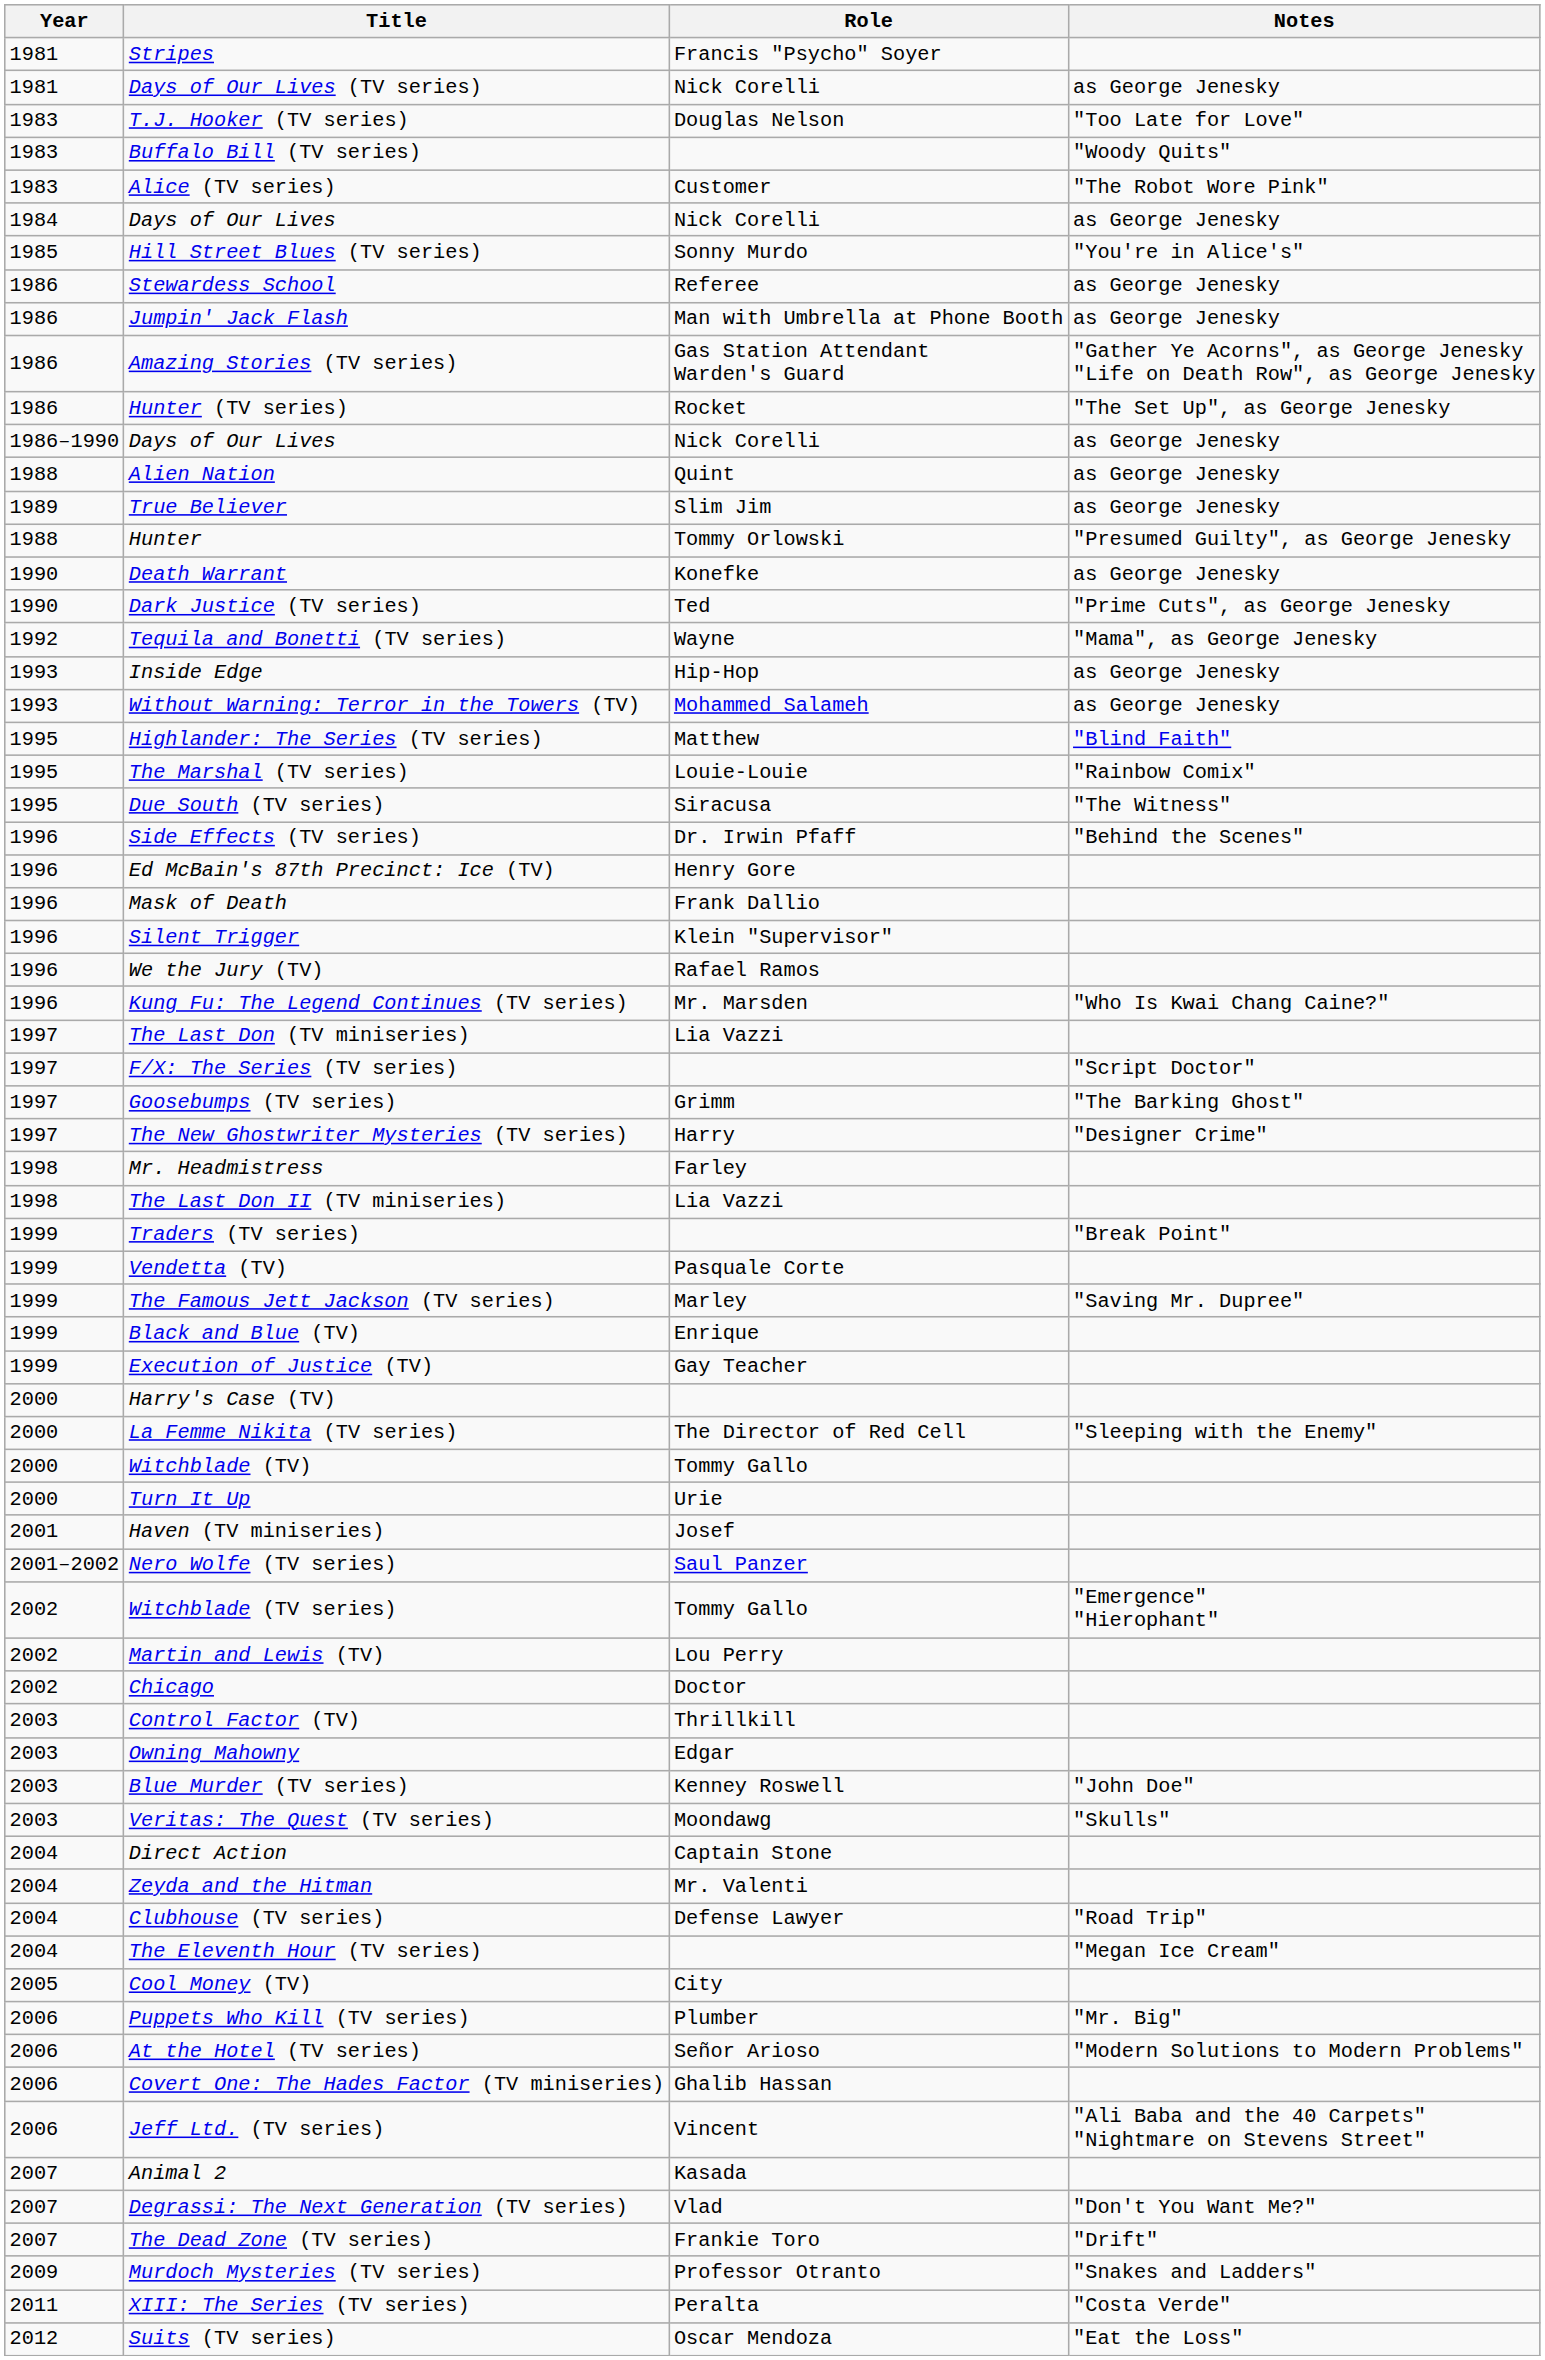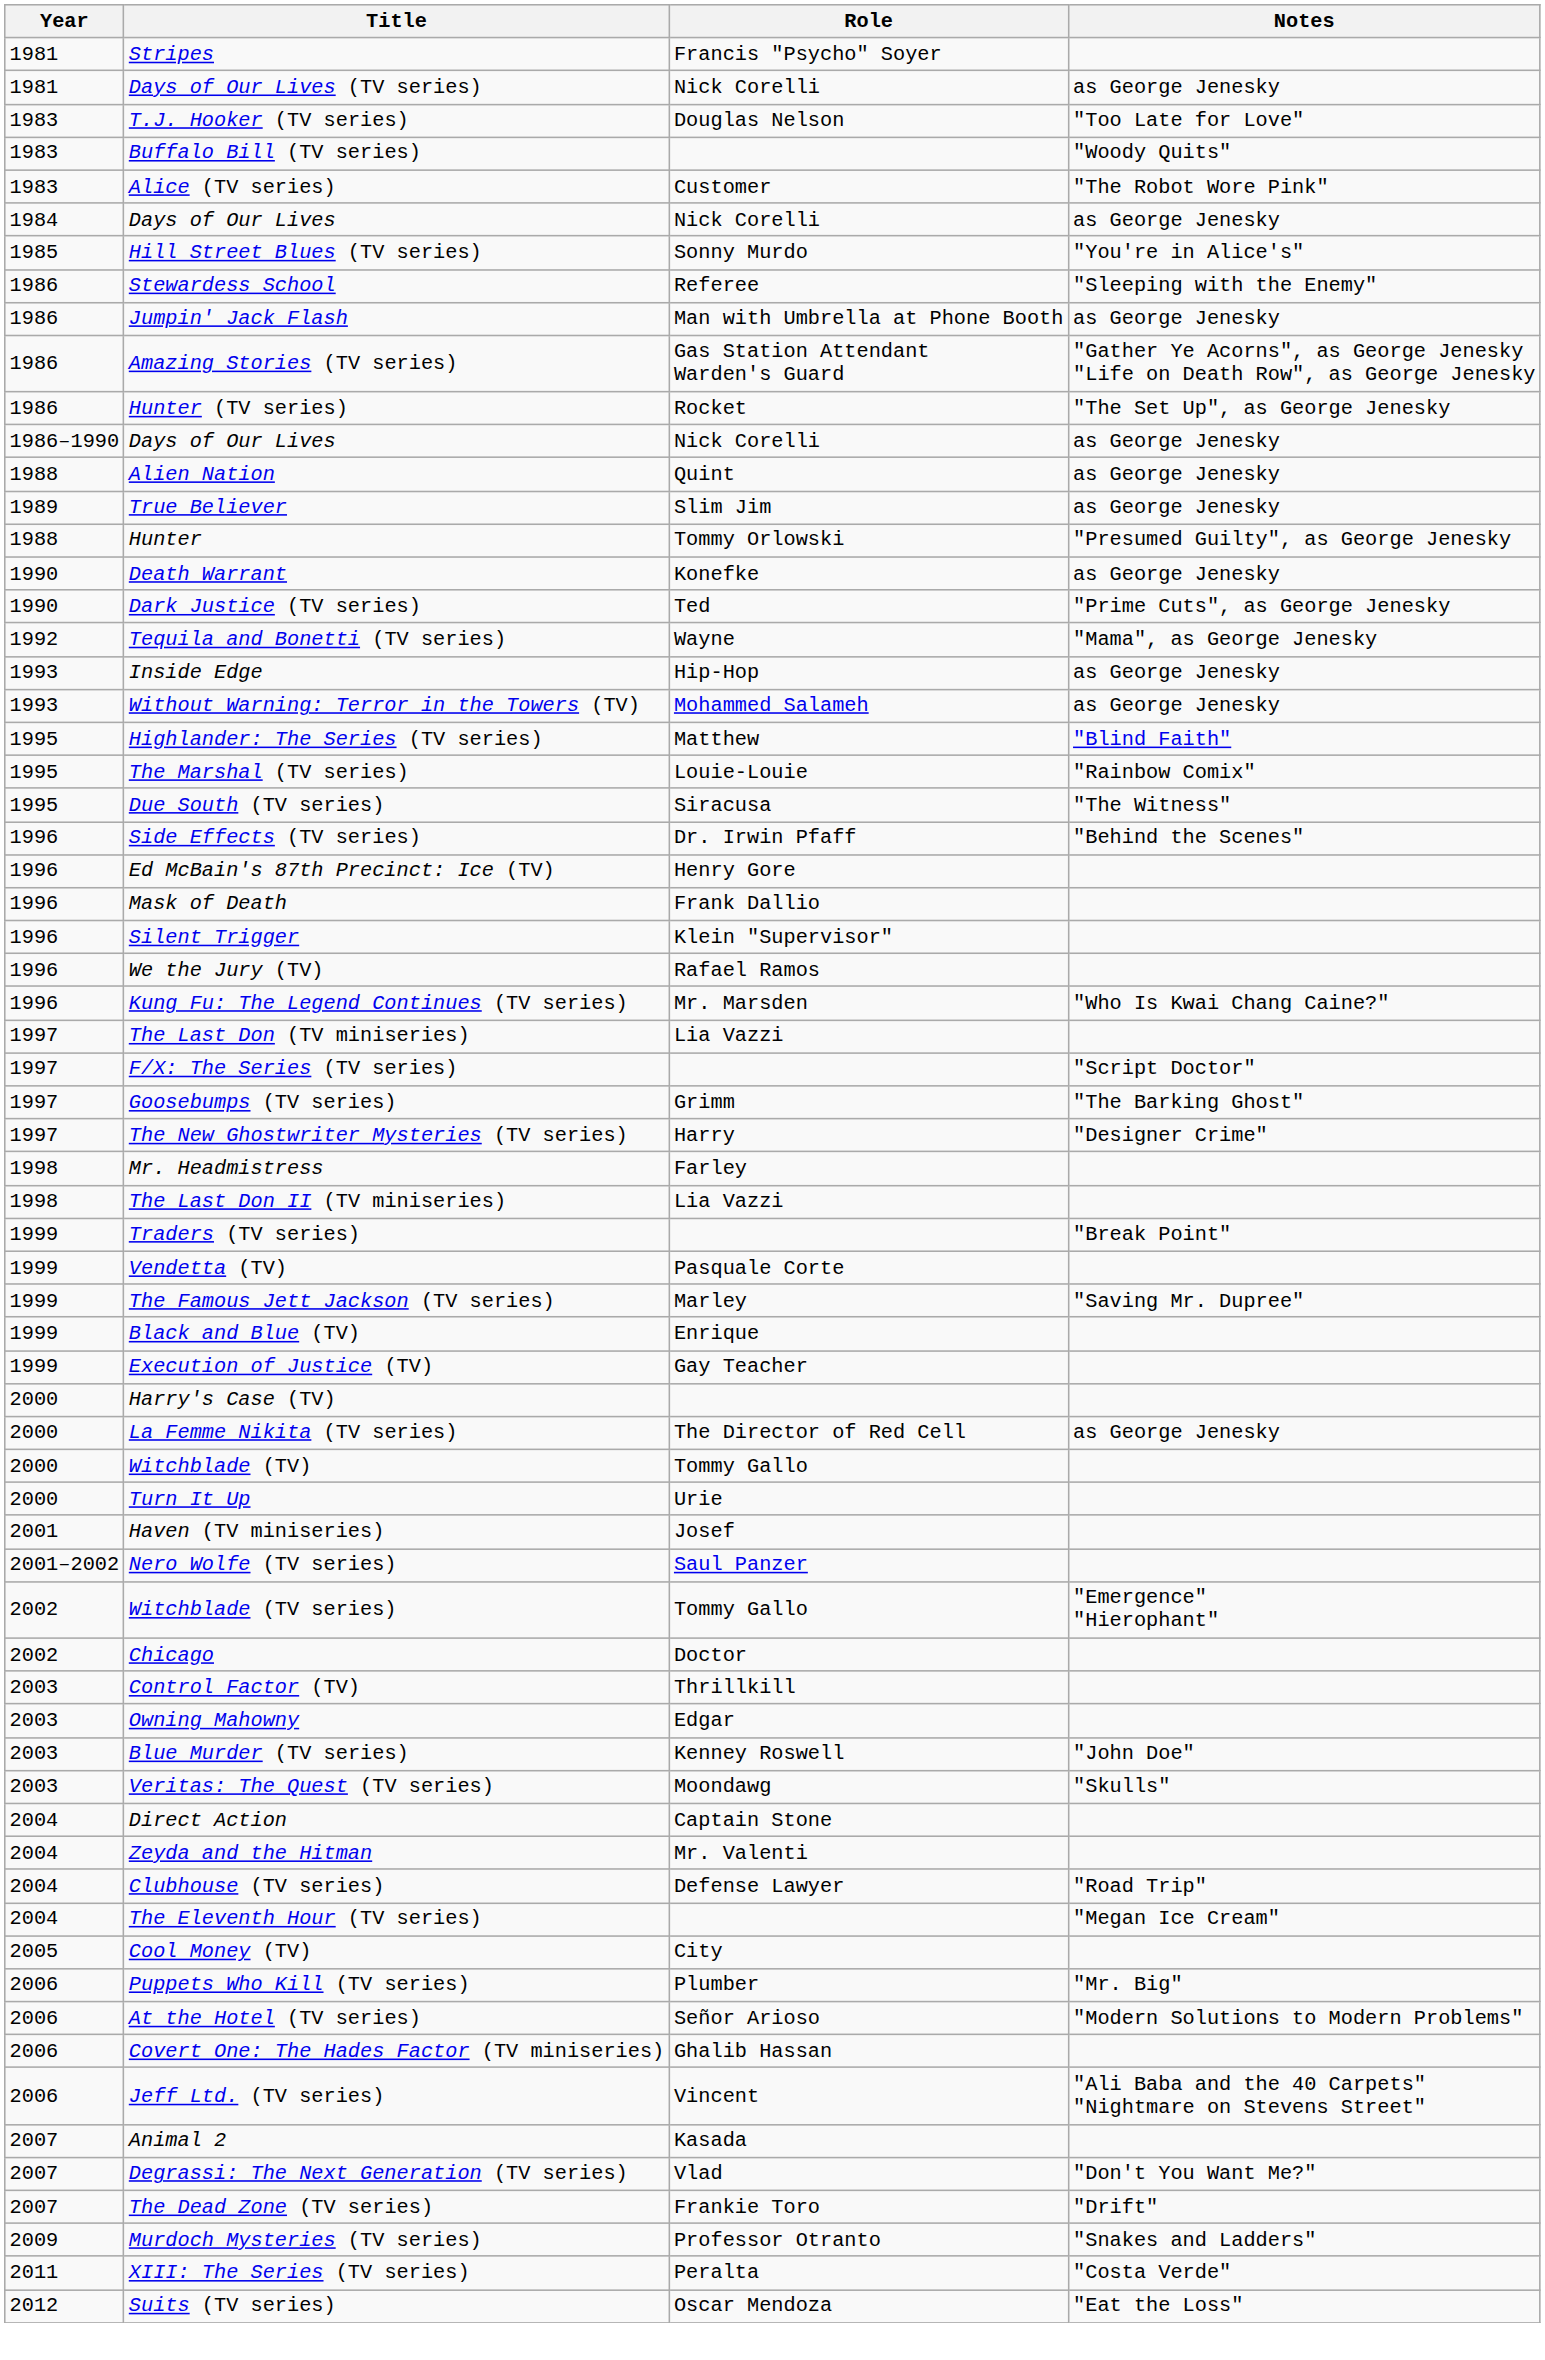(1176, 286) as George Jenesky -> (1225, 286) "Sleeping with the Enemy"
(1225, 1433) "Sleeping with the Enemy" -> (1176, 1433) as George Jenesky
- row: (34, 1655)
